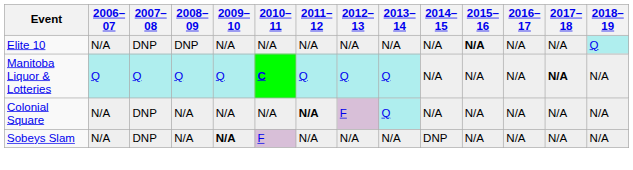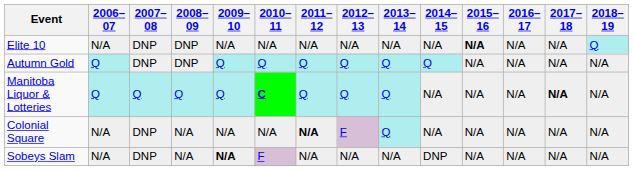+ row: (41, 63)
